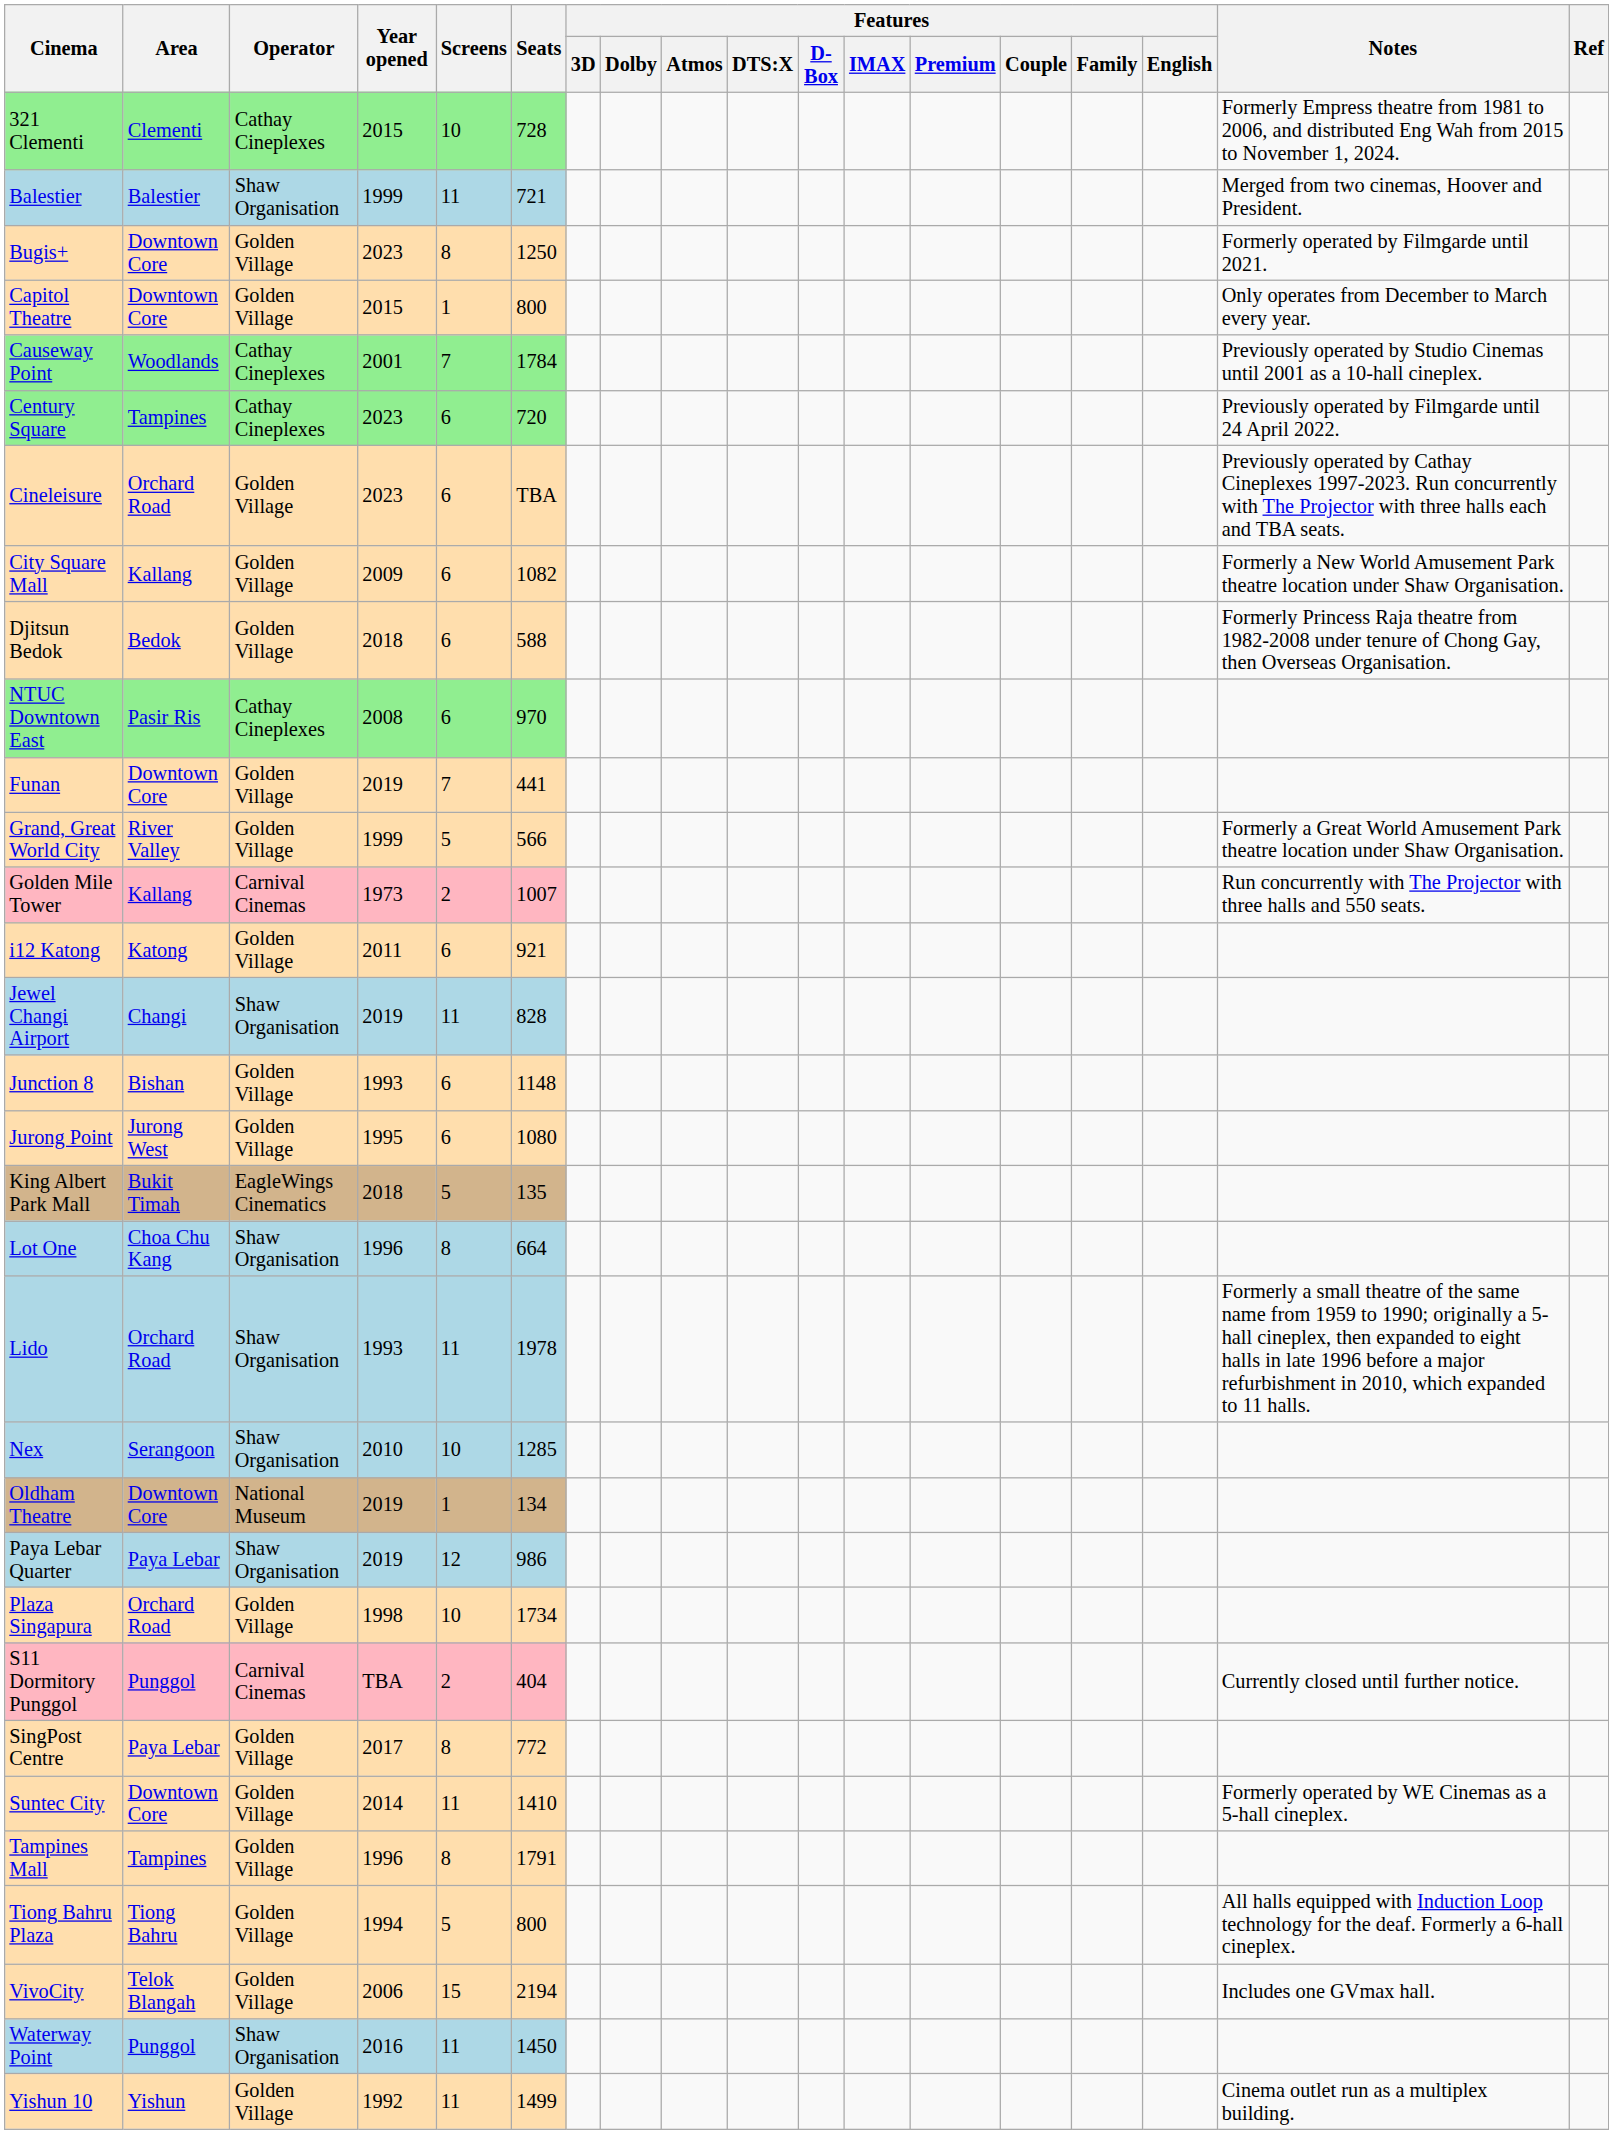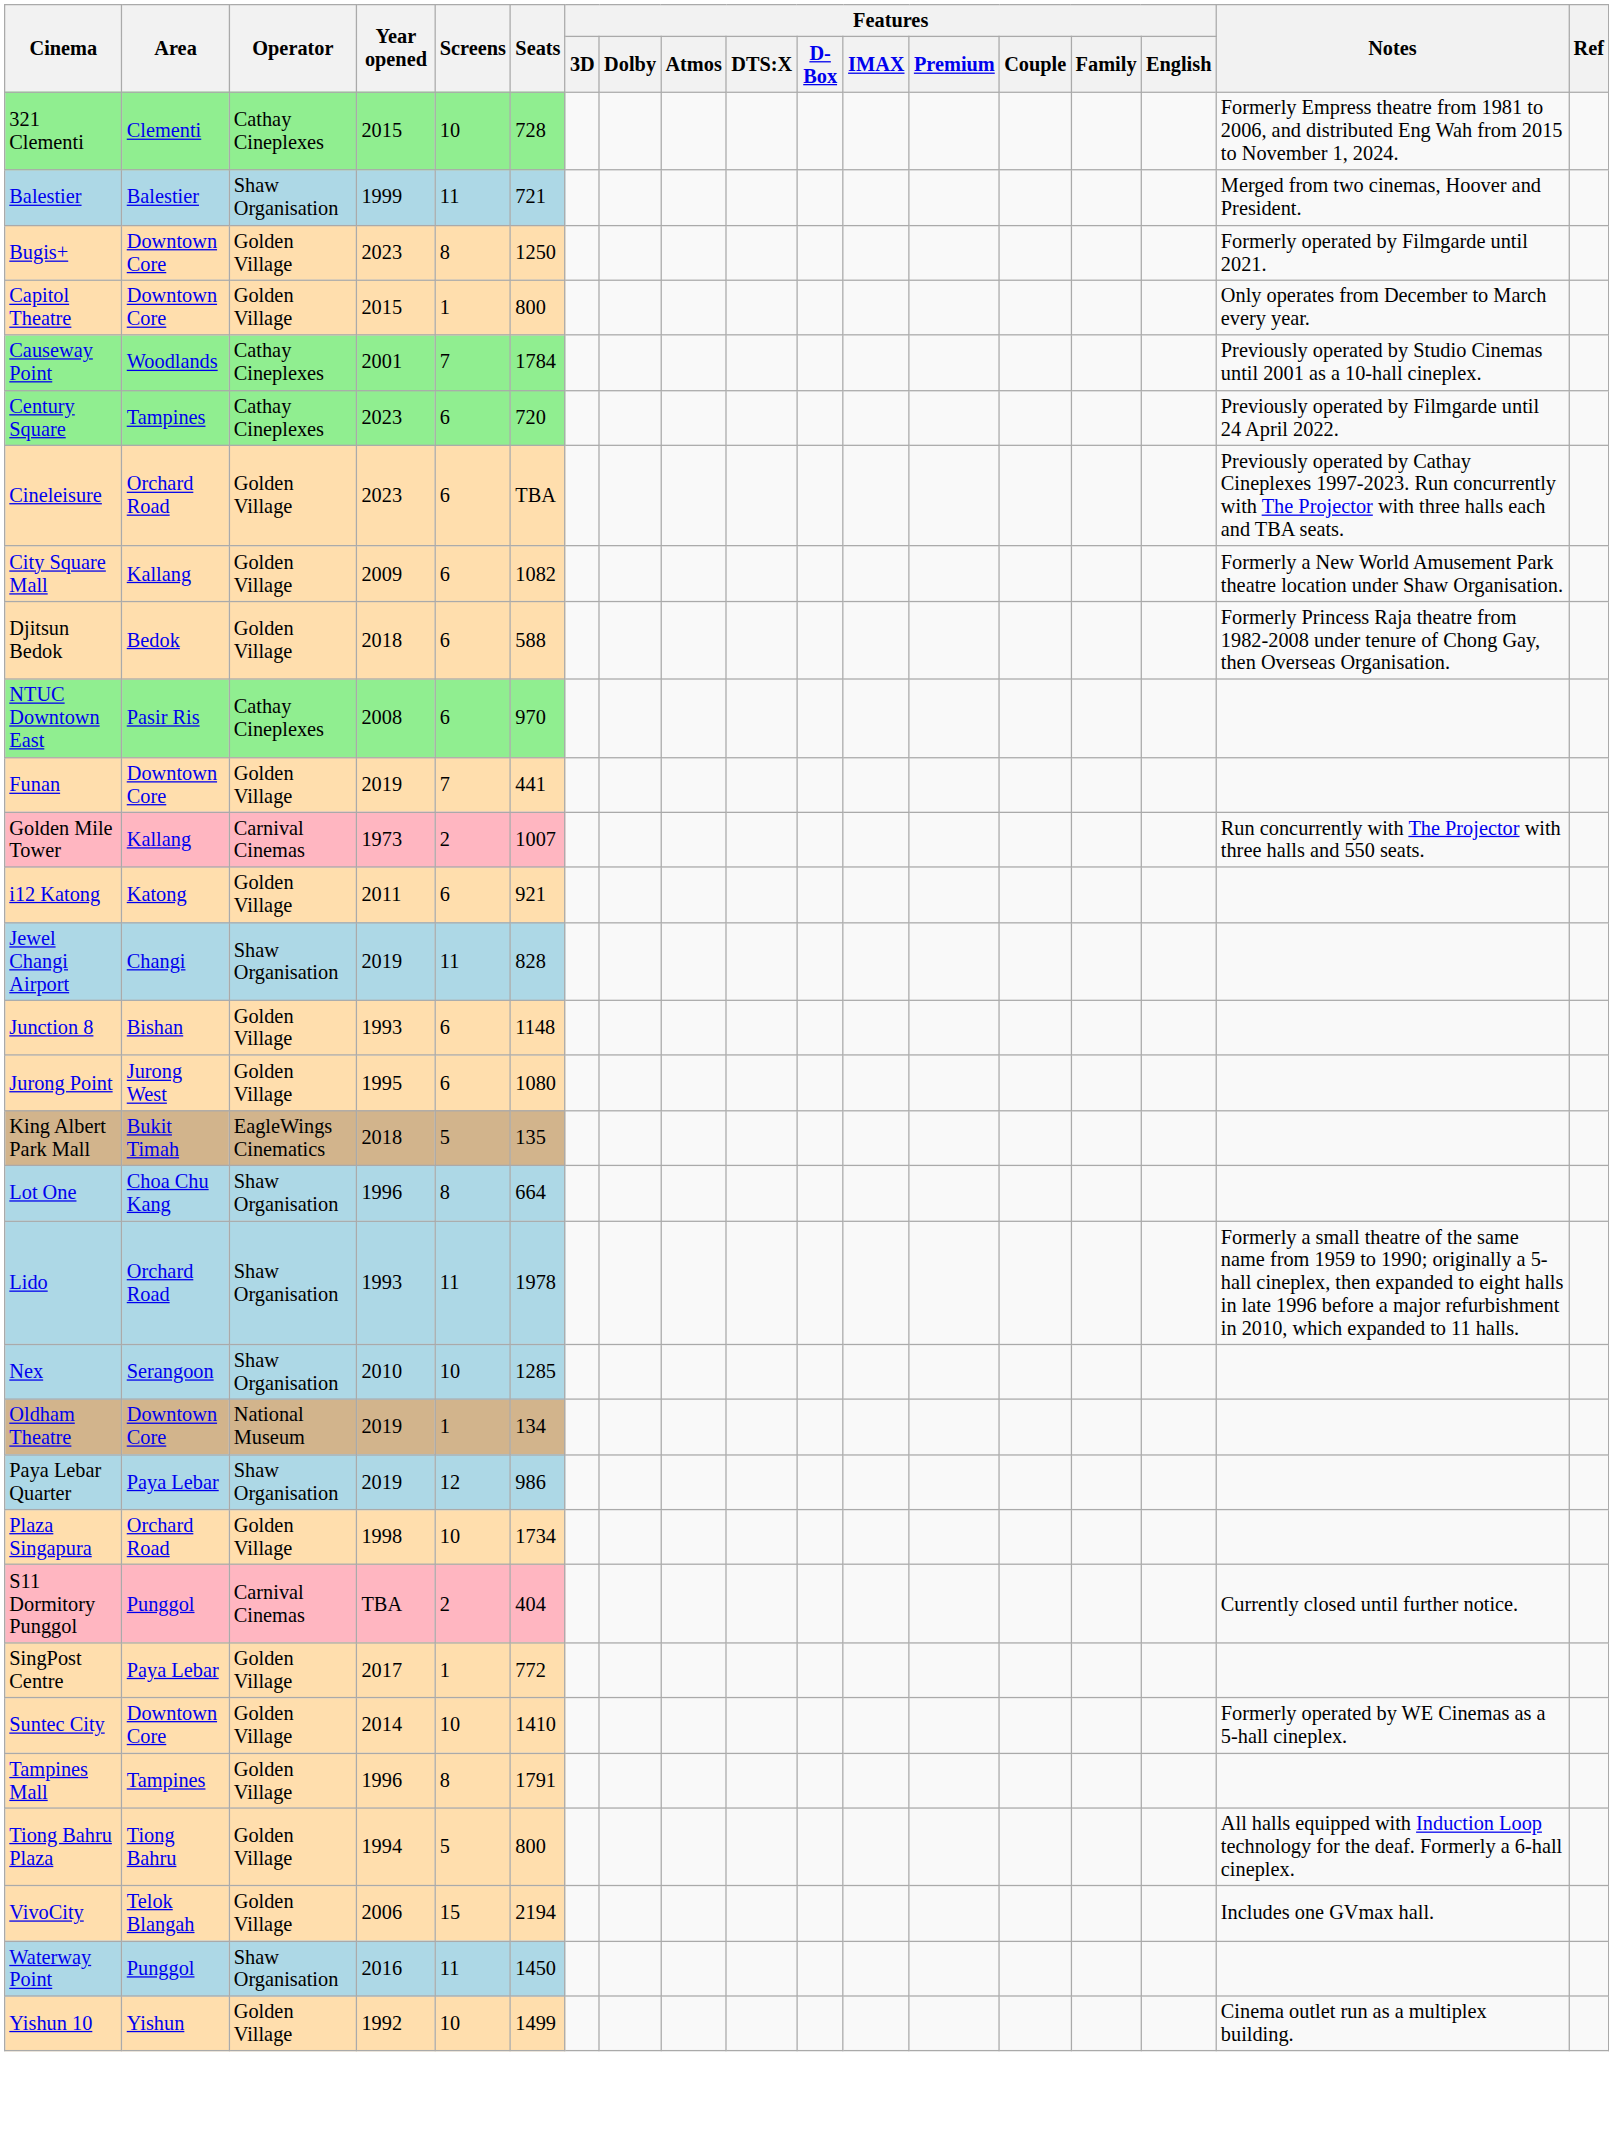- row: (62, 839)
(446, 1747) 8 -> (445, 1670) 1
(450, 1803) 11 -> (450, 1725) 10
(450, 2101) 11 -> (450, 2023) 10
